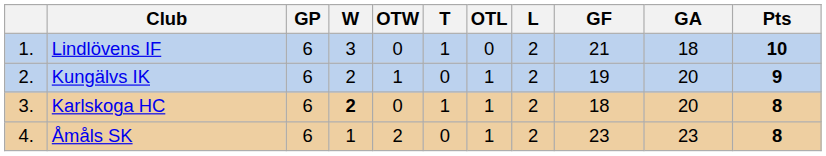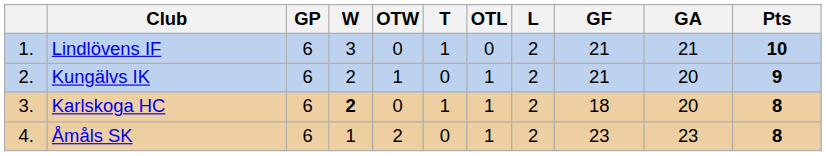(688, 48) 18 -> (688, 48) 21
(599, 77) 19 -> (599, 77) 21
